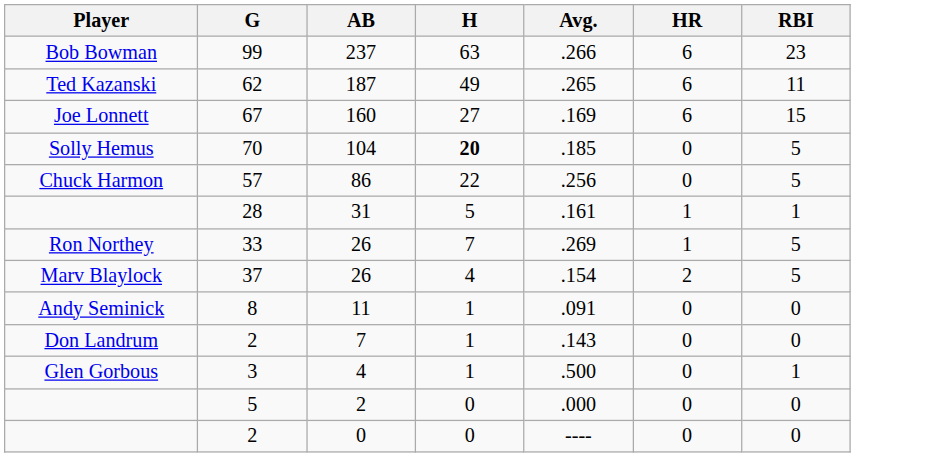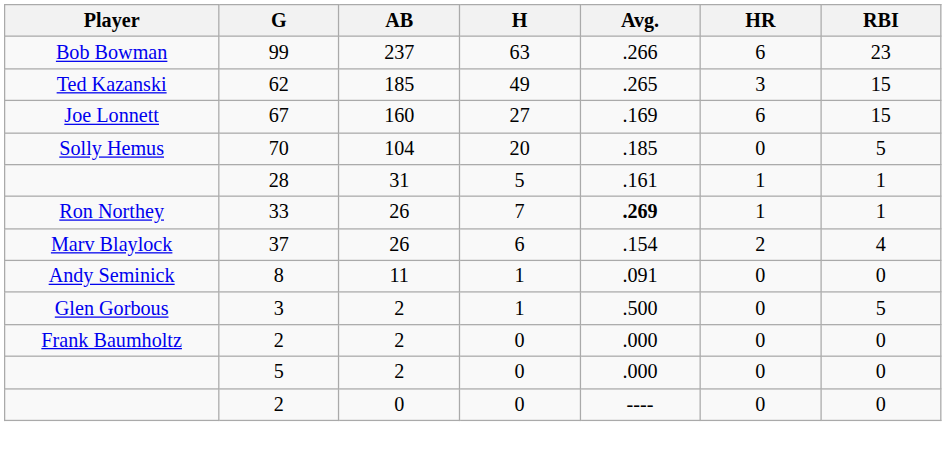(361, 84) 187 -> (399, 84) 185
(687, 84) 6 -> (760, 84) 3
(796, 84) 11 -> (881, 84) 15
(470, 148) bold -> (520, 148) normal
- row: (101, 180)
(578, 244) normal -> (640, 212) bold
(796, 244) 5 -> (881, 212) 1
(470, 276) 4 -> (520, 244) 6
(796, 276) 5 -> (881, 244) 4
- row: (101, 340)
(361, 372) 4 -> (399, 308) 2
(796, 372) 1 -> (881, 308) 5
+ row: (112, 340)
